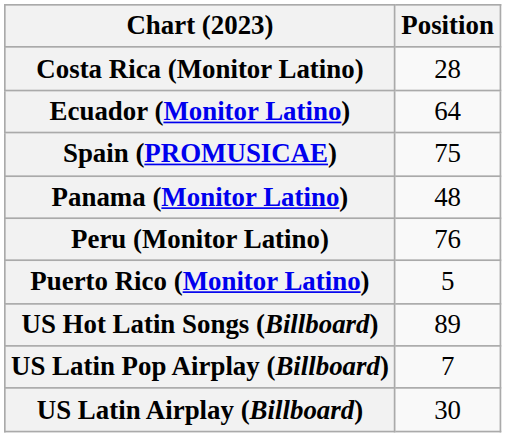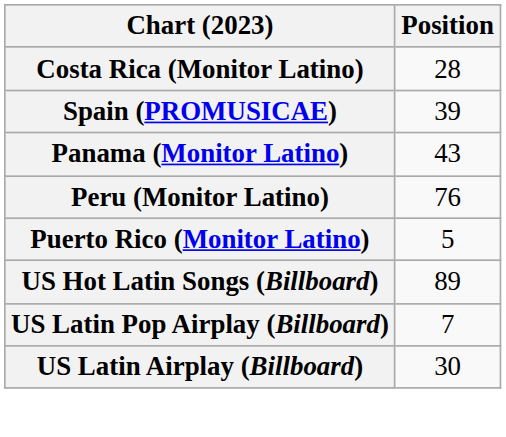- row: (200, 111)
(448, 153) 75 -> (448, 111) 39
(448, 196) 48 -> (448, 153) 43
